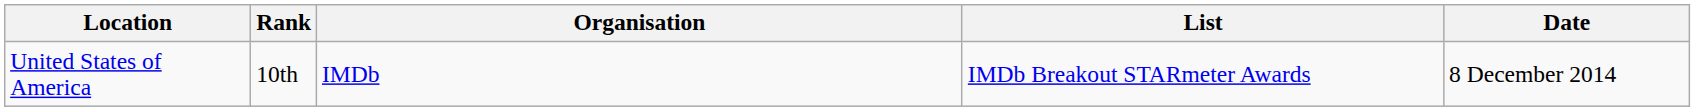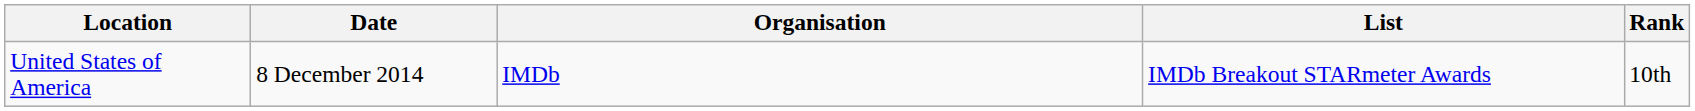columns swapped: (1567, 23) <-> (284, 23)
